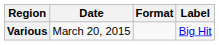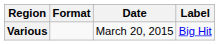columns swapped: (91, 13) <-> (155, 13)
